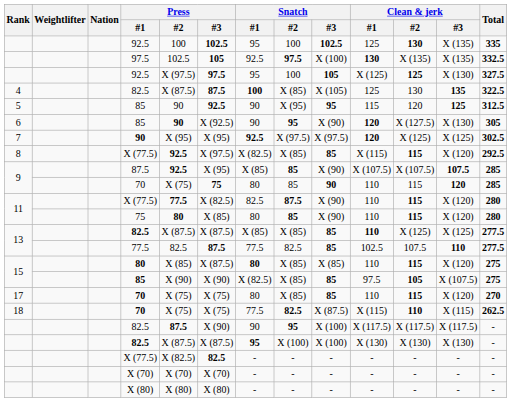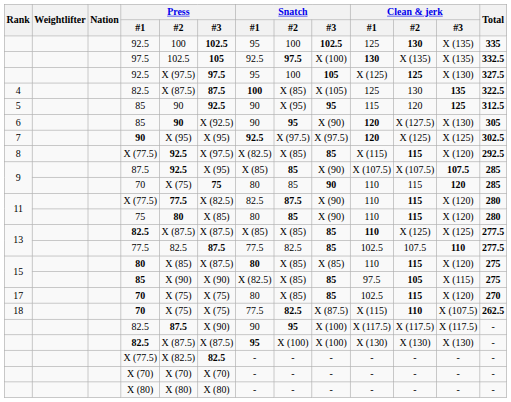(458, 279) X (107.5) -> (458, 279) X (115)
(372, 295) 110 -> (372, 295) 102.5
(458, 311) X (115) -> (458, 311) X (107.5)
